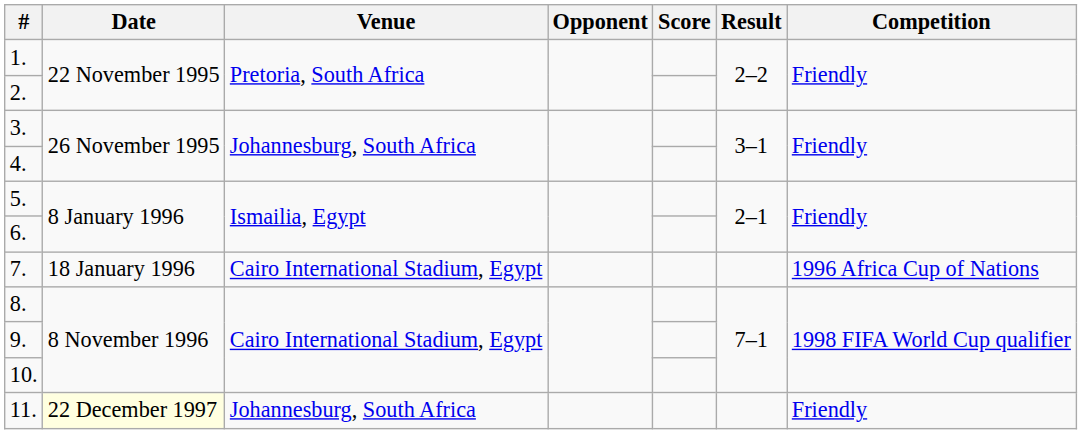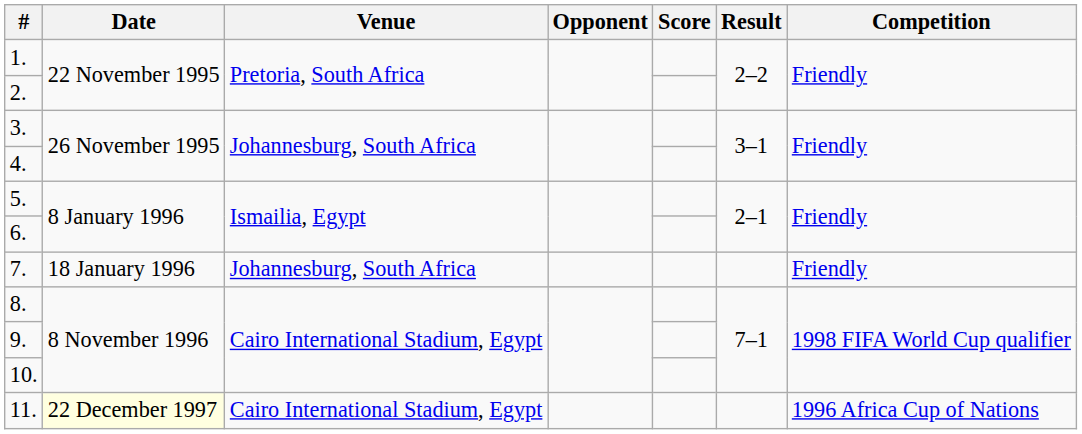(386, 269) Cairo International Stadium, Egypt -> (353, 269) Johannesburg, South Africa
(915, 269) 1996 Africa Cup of Nations -> (829, 269) Friendly
(353, 410) Johannesburg, South Africa -> (386, 410) Cairo International Stadium, Egypt
(829, 410) Friendly -> (915, 410) 1996 Africa Cup of Nations
